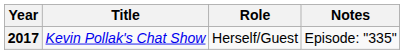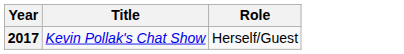- column: (351, 15)
